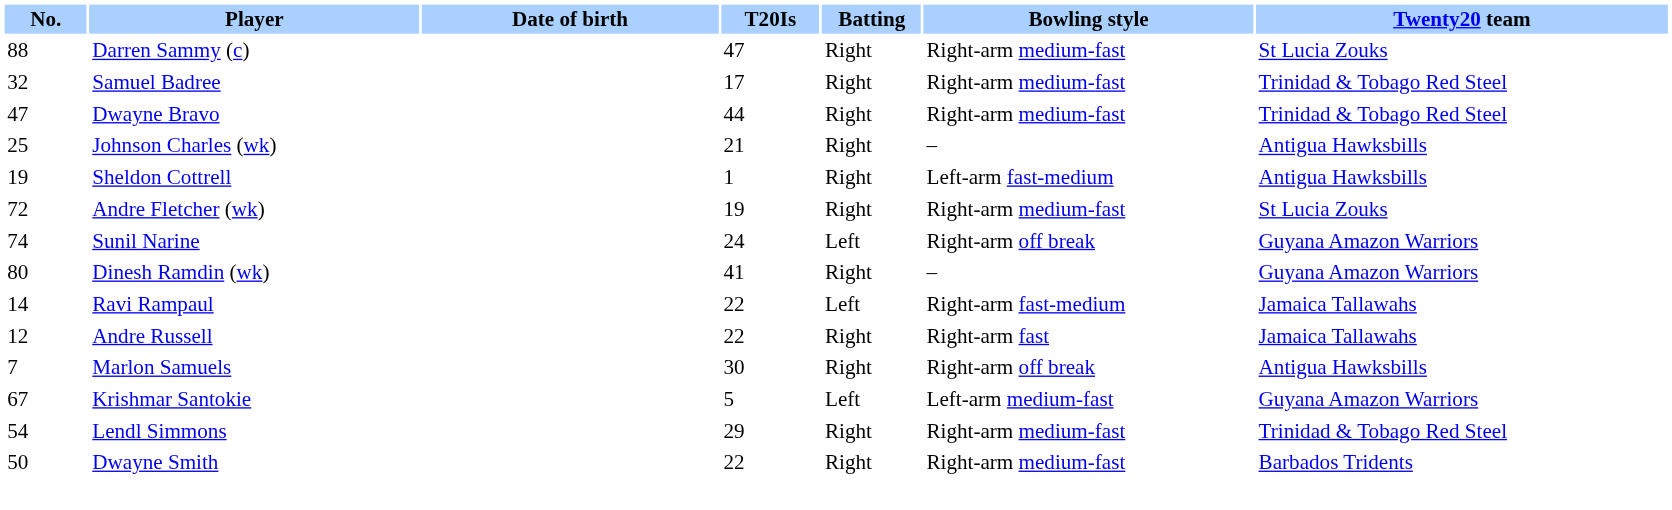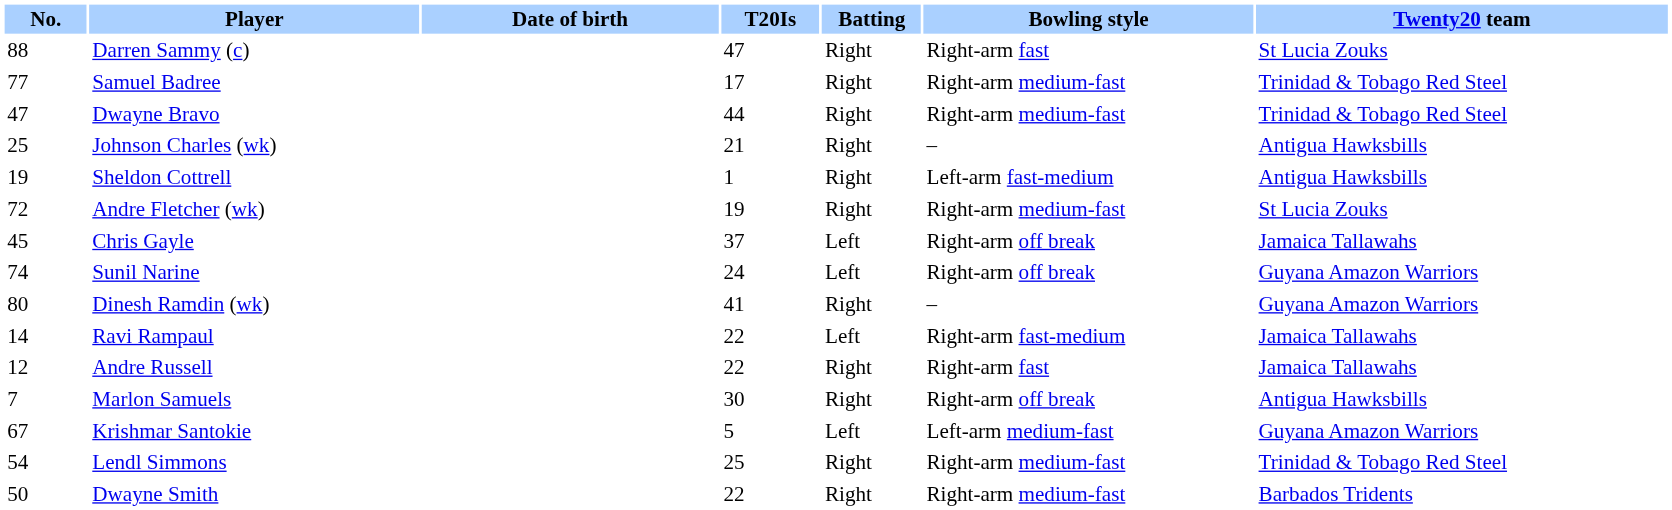(1026, 50) Right-arm medium-fast -> (988, 50) Right-arm fast
(18, 82) 32 -> (18, 82) 77
+ row: (143, 240)
(734, 430) 29 -> (734, 462) 25
